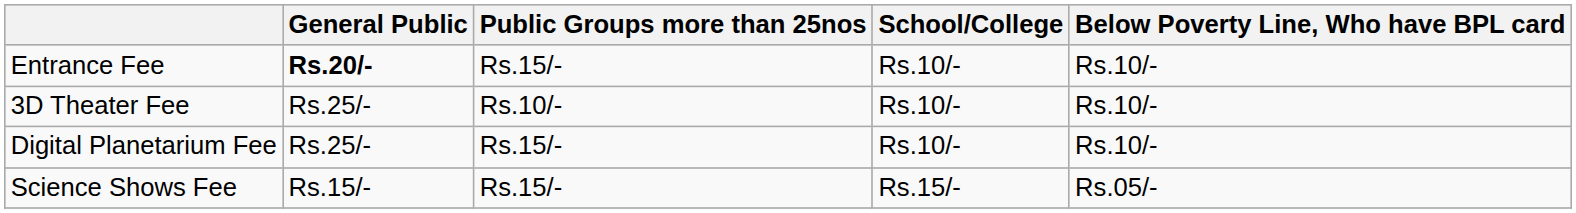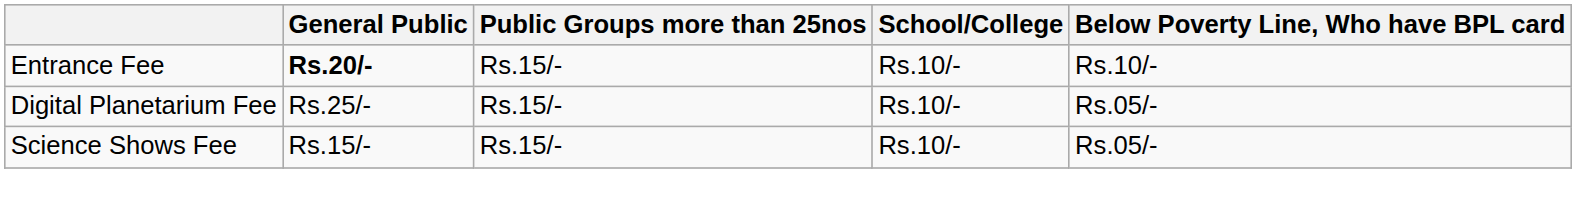- row: (100, 106)
(1116, 146) Rs.10/- -> (1116, 106) Rs.05/-
(920, 187) Rs.15/- -> (920, 146) Rs.10/-
